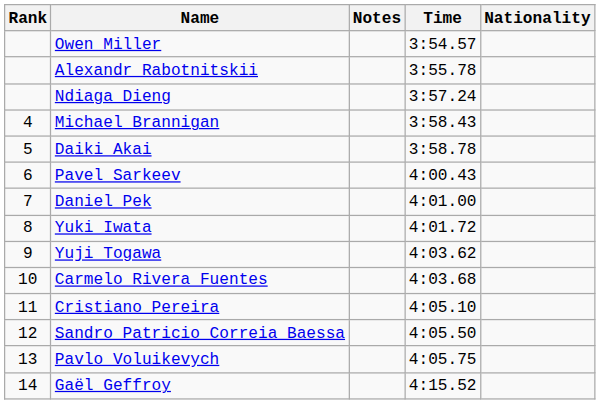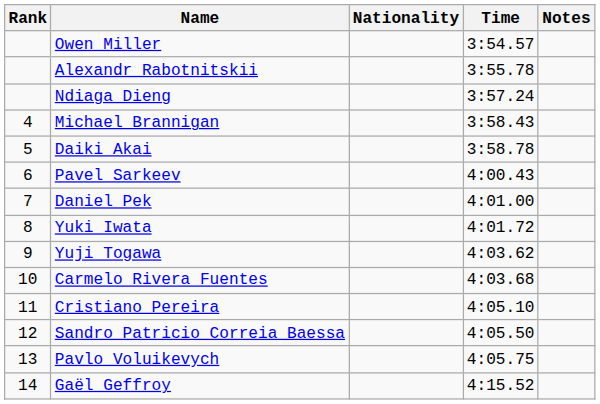columns swapped: (537, 18) <-> (377, 18)
